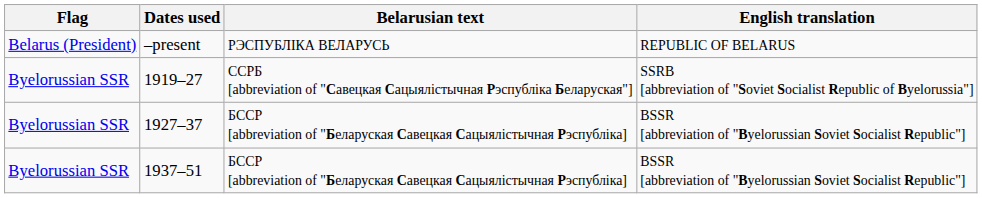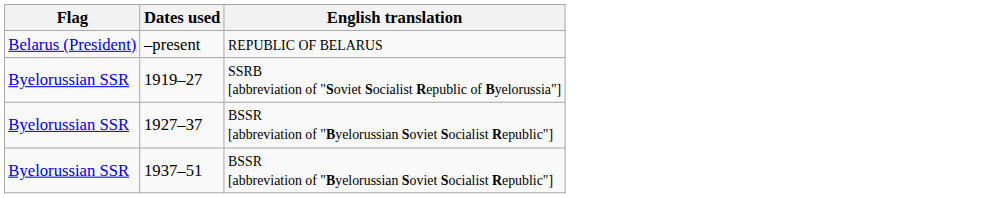- column: (430, 17)
